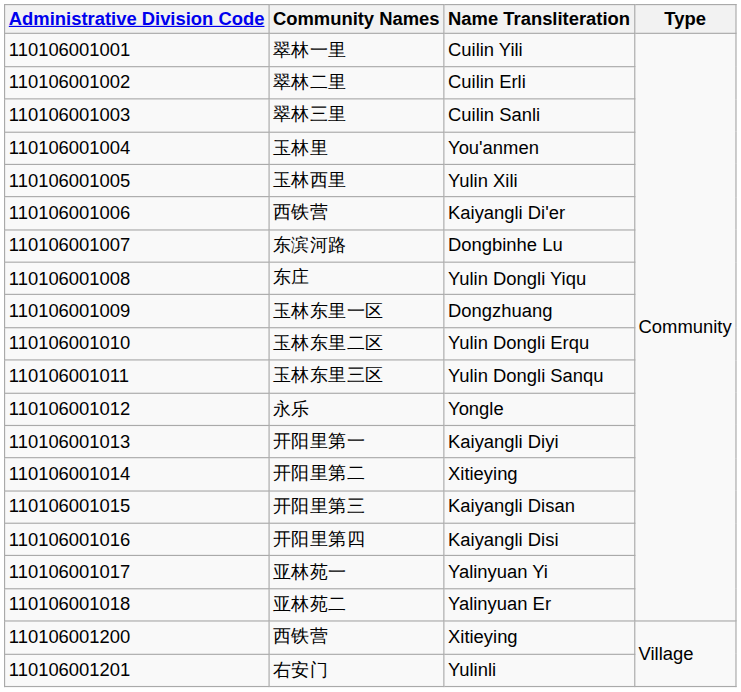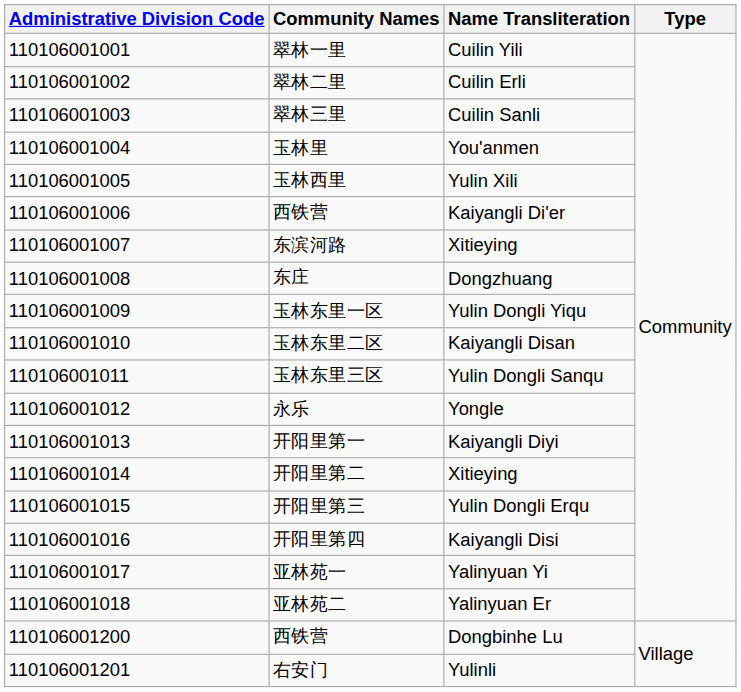(505, 245) Dongbinhe Lu -> (483, 245) Xitieying
(517, 278) Yulin Dongli Yiqu -> (500, 278) Dongzhuang
(500, 311) Dongzhuang -> (517, 311) Yulin Dongli Yiqu
(519, 343) Yulin Dongli Erqu -> (511, 343) Kaiyangli Disan
(511, 506) Kaiyangli Disan -> (519, 506) Yulin Dongli Erqu
(483, 637) Xitieying -> (505, 637) Dongbinhe Lu
